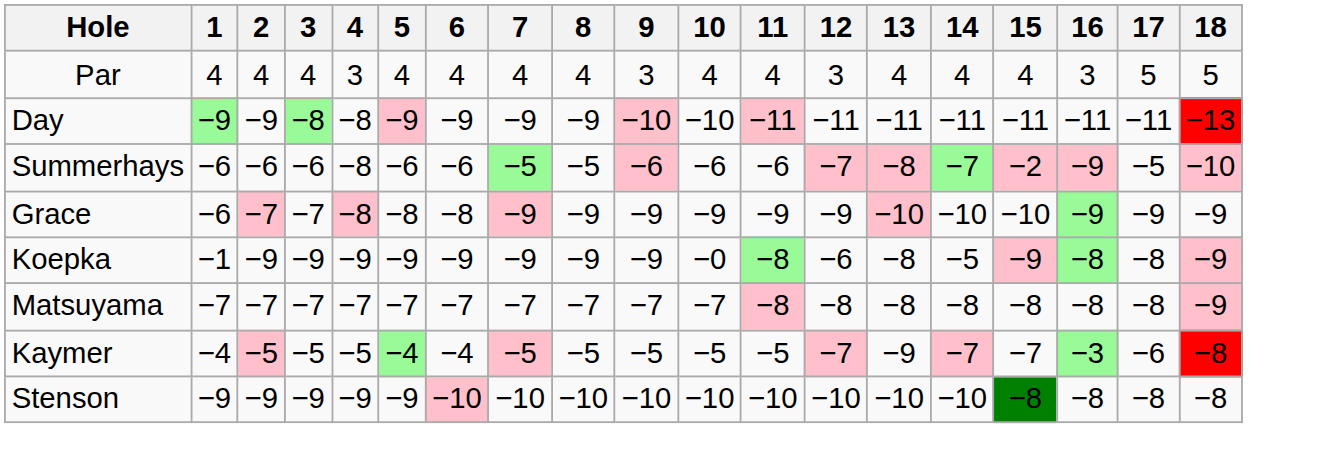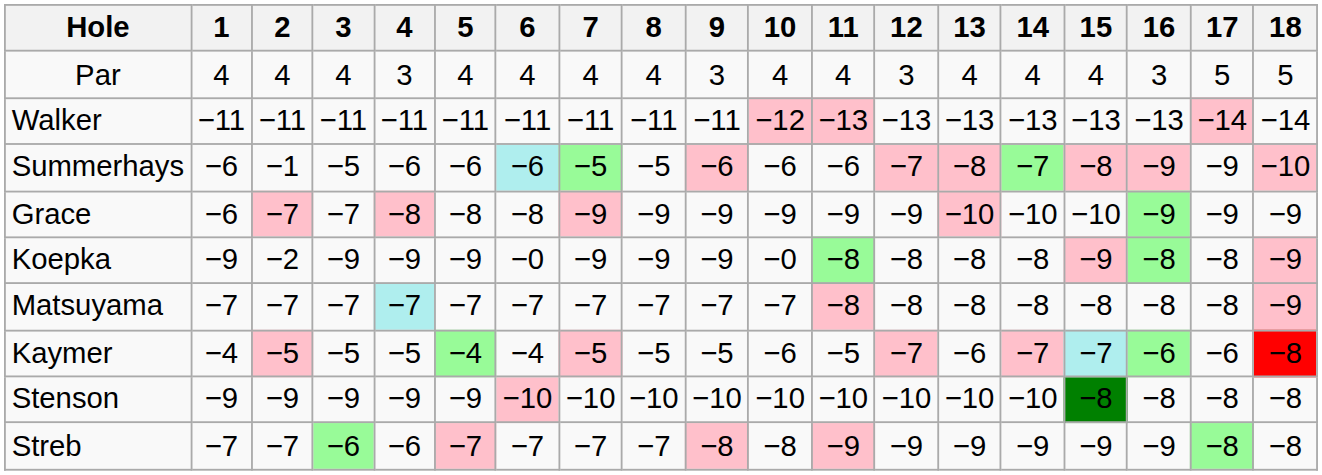+ row: (57, 120)
- row: (38, 120)
(261, 167) −6 -> (282, 167) −1
(308, 167) −6 -> (343, 167) −5
(355, 167) −8 -> (404, 167) −6
(457, 167) no background -> (527, 167) paleturquoise background
(1025, 167) −2 -> (1096, 167) −8
(1148, 167) −5 -> (1222, 167) −9
(214, 259) −1 -> (221, 259) −9
(261, 259) −9 -> (282, 259) −2
(457, 259) −9 -> (527, 259) −0
(836, 259) −6 -> (906, 259) −8
(962, 259) −5 -> (1033, 259) −8
(355, 306) no background -> (404, 306) paleturquoise background
(710, 352) −5 -> (780, 352) −6
(899, 352) −9 -> (970, 352) −6
(1025, 352) no background -> (1096, 352) paleturquoise background
(1087, 352) −3 -> (1159, 352) −6
+ row: (47, 445)
